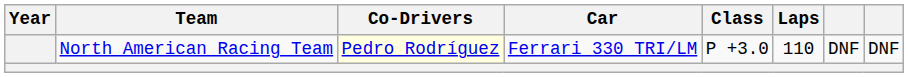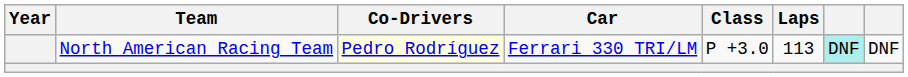(798, 49) 110 -> (798, 49) 113
(844, 49) no background -> (844, 49) paleturquoise background
